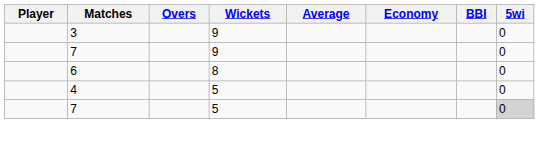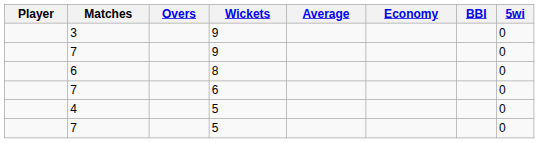+ row: (74, 90)
(502, 109) lightgrey background -> (502, 128) no background
